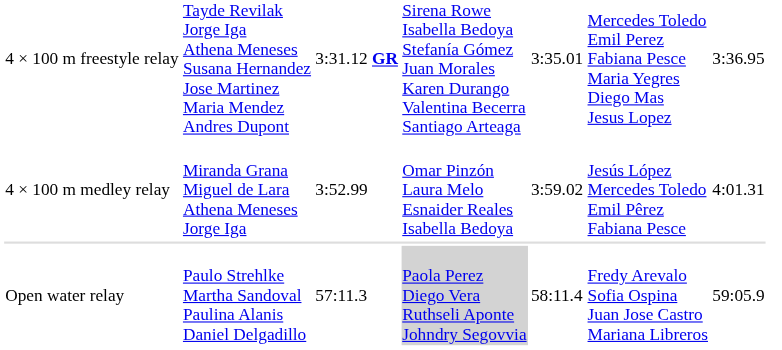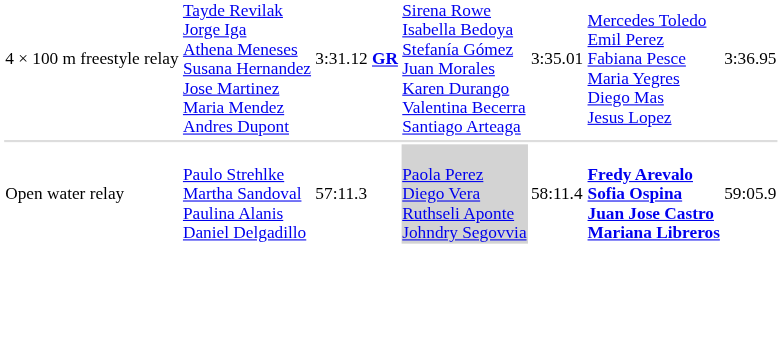- row: (88, 189)
(648, 305) normal -> (654, 203) bold
